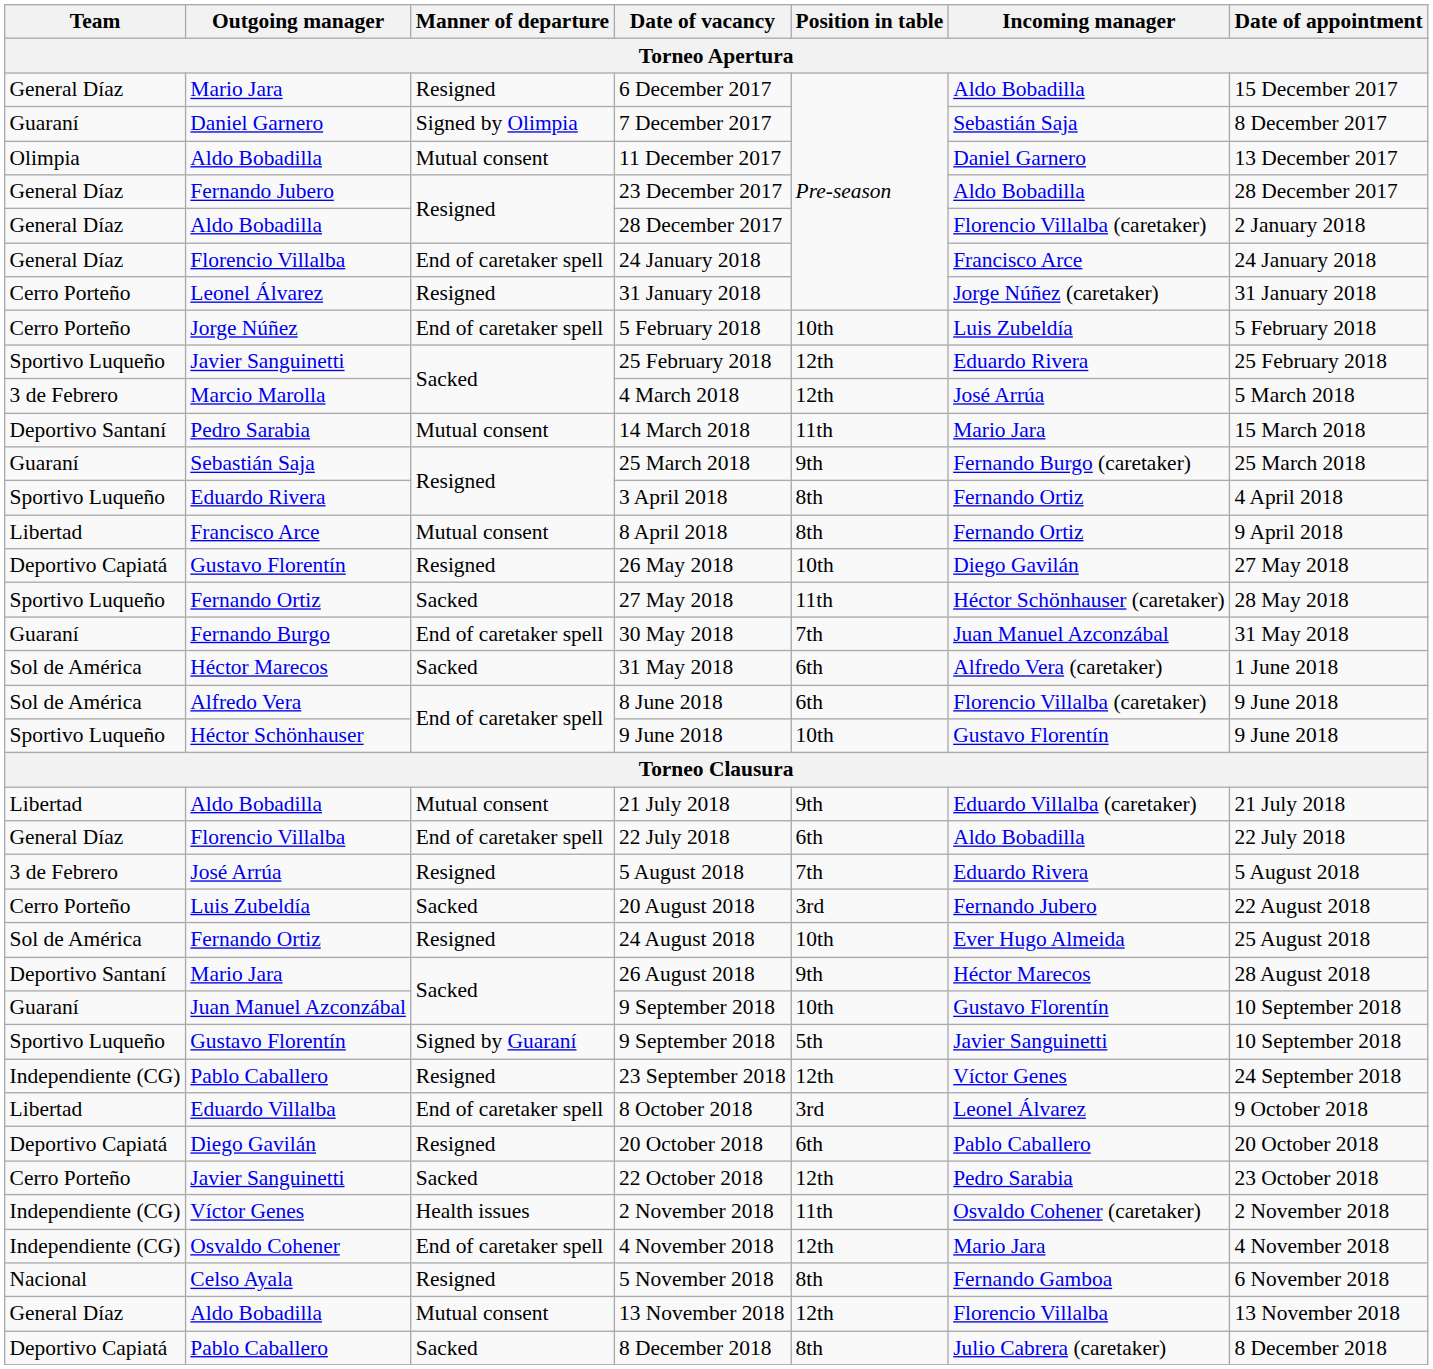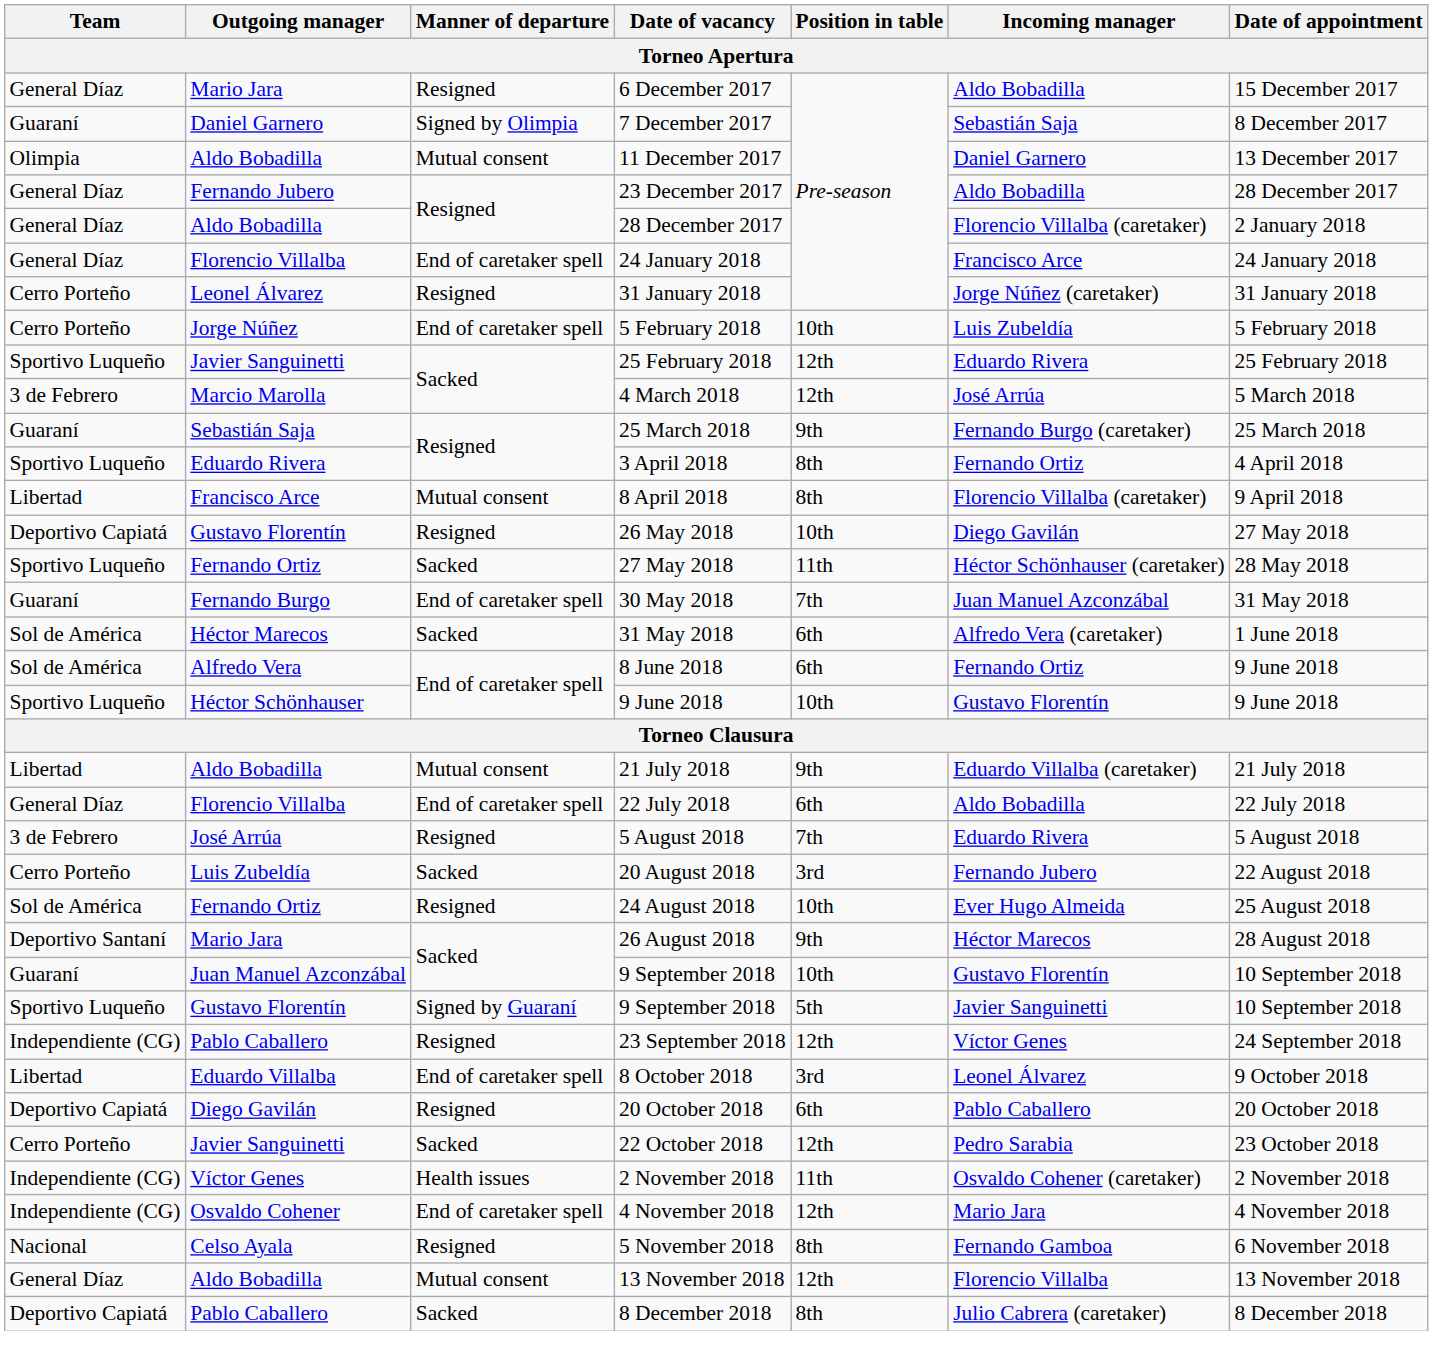- row: (250, 429)
(1018, 531) Fernando Ortiz -> (1080, 497) Florencio Villalba (caretaker)
(1080, 701) Florencio Villalba (caretaker) -> (1018, 667) Fernando Ortiz
